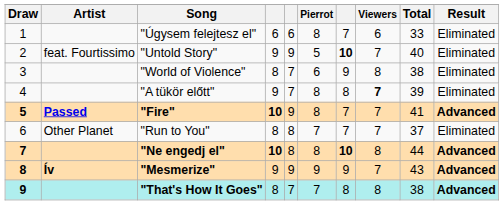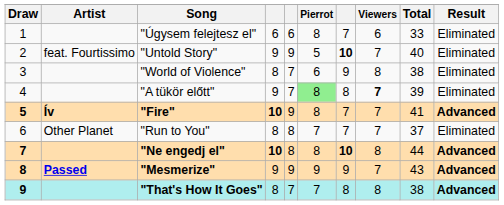(317, 92) no background -> (317, 92) lightgreen background
(65, 111) Passed -> (49, 111) Ív
(49, 170) Ív -> (65, 170) Passed
